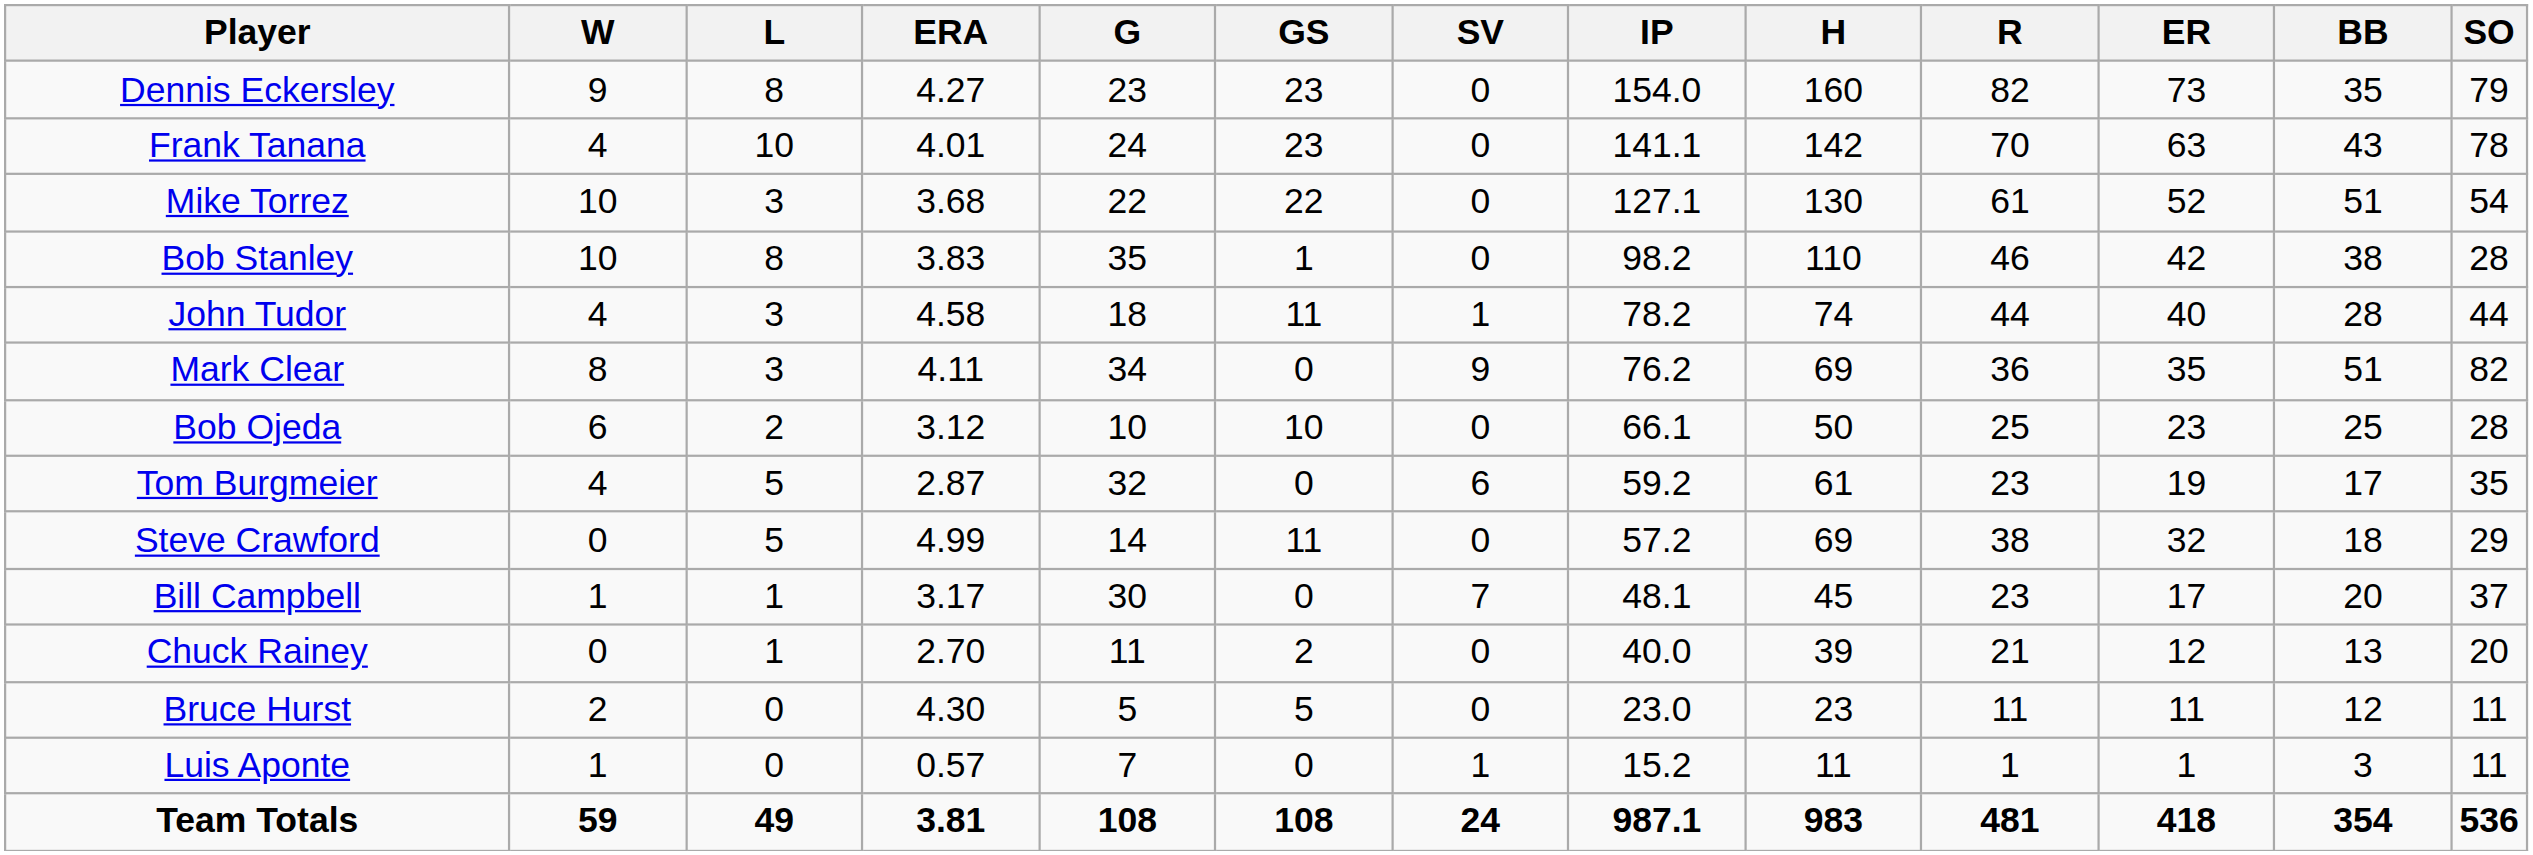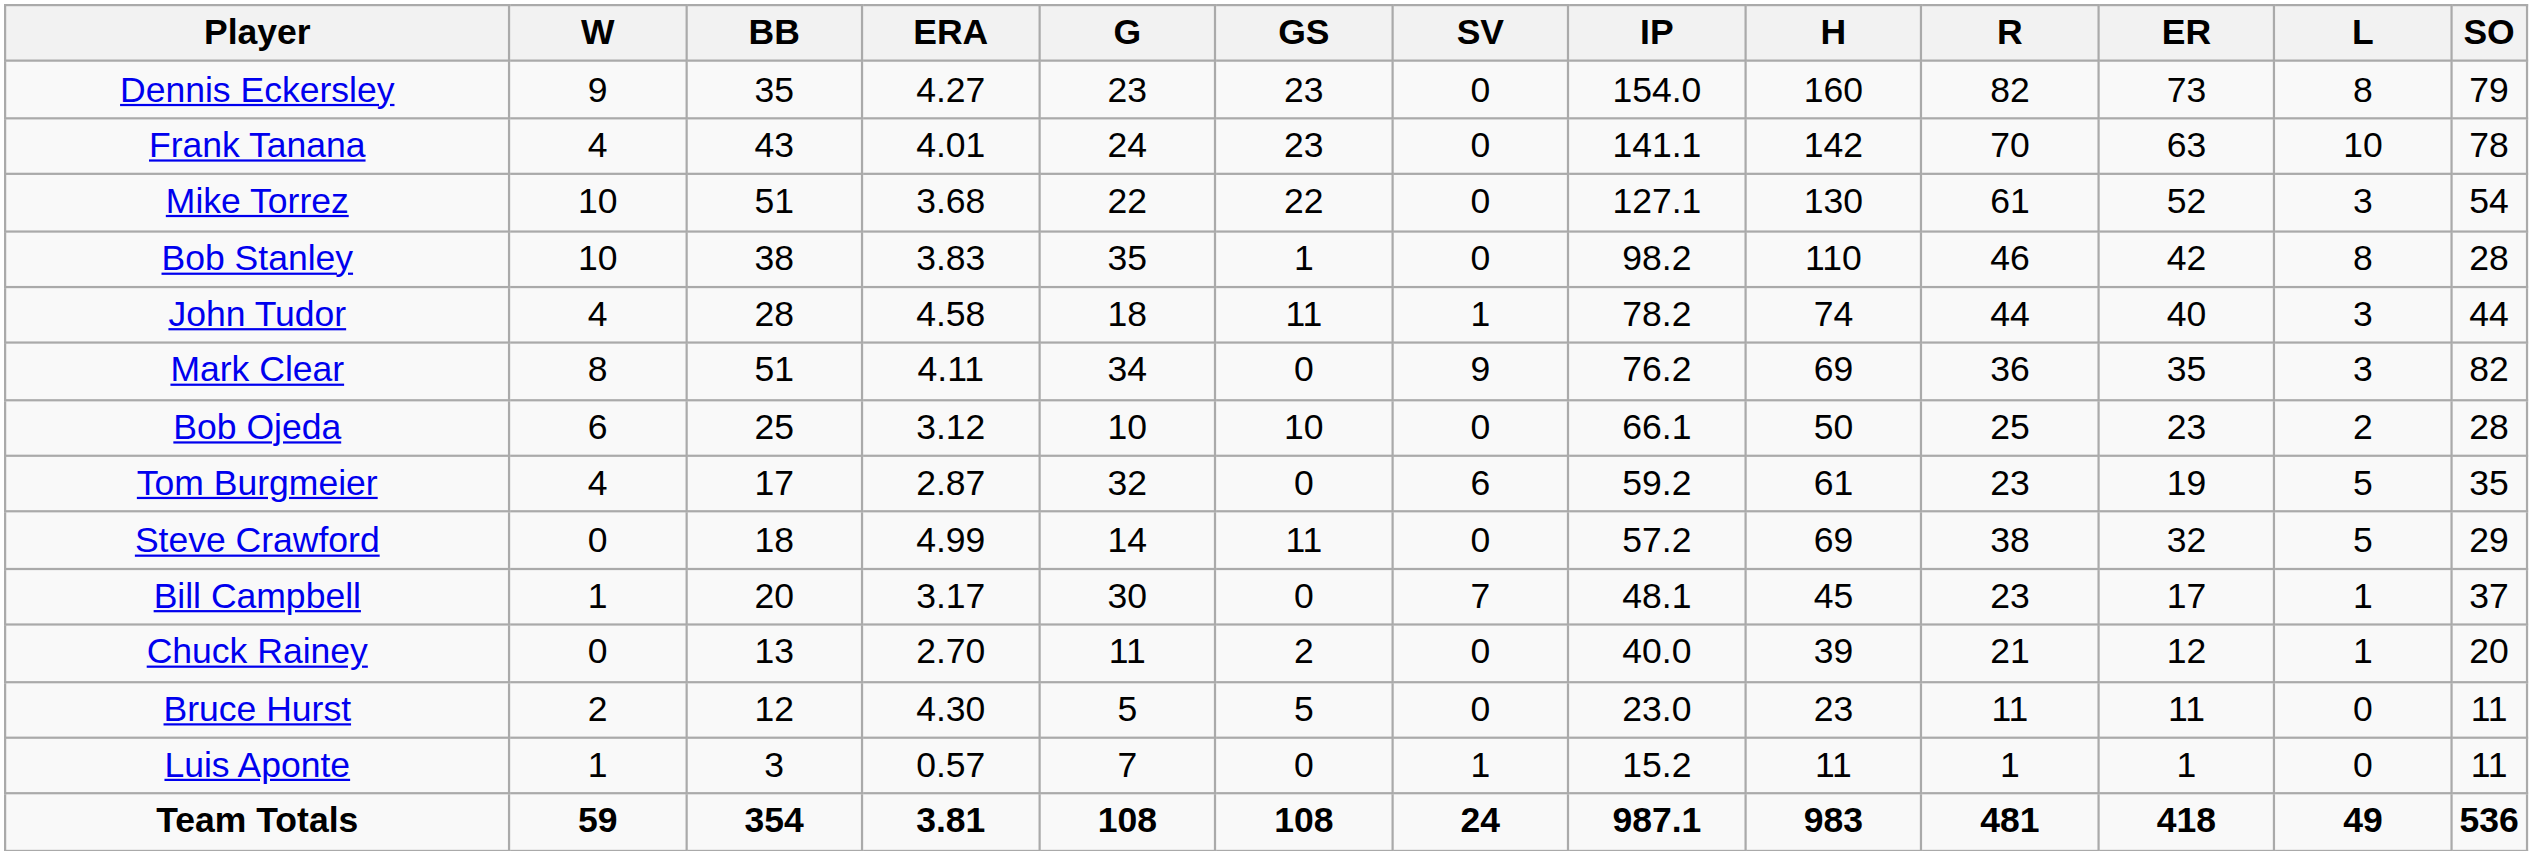columns swapped: (774, 32) <-> (2363, 32)
